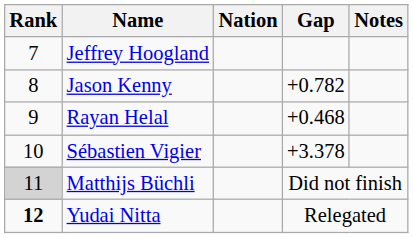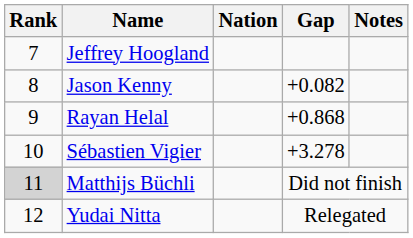(316, 85) +0.782 -> (316, 85) +0.082
(316, 118) +0.468 -> (316, 118) +0.868
(316, 150) +3.378 -> (316, 150) +3.278
(33, 215) bold -> (33, 215) normal
